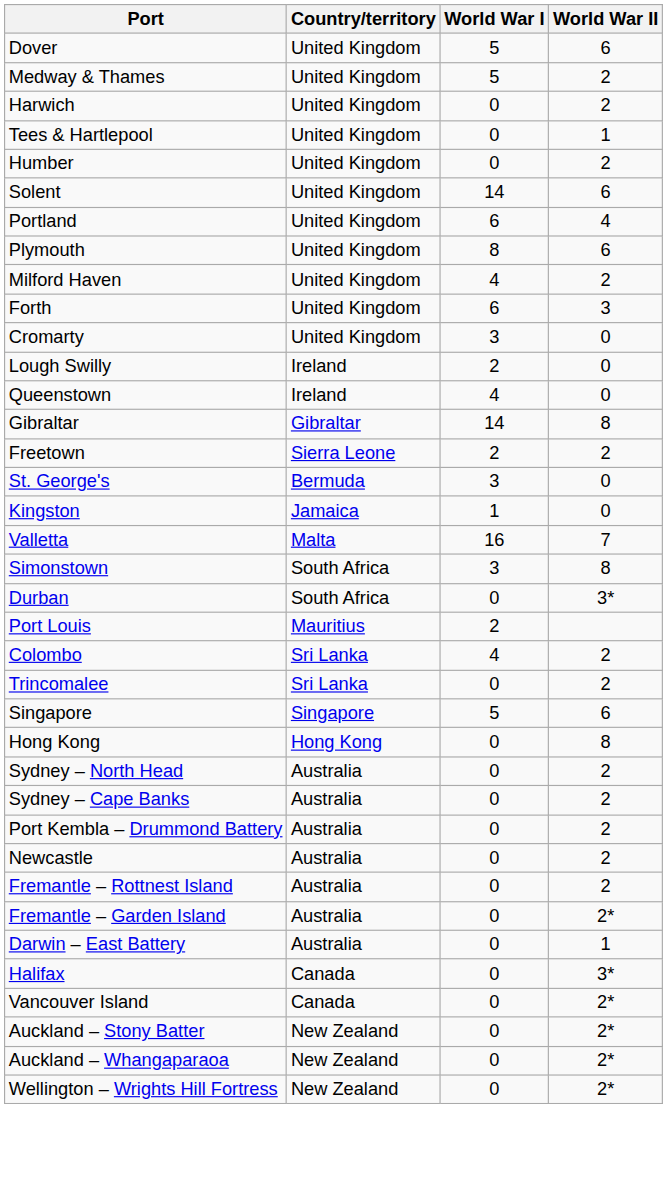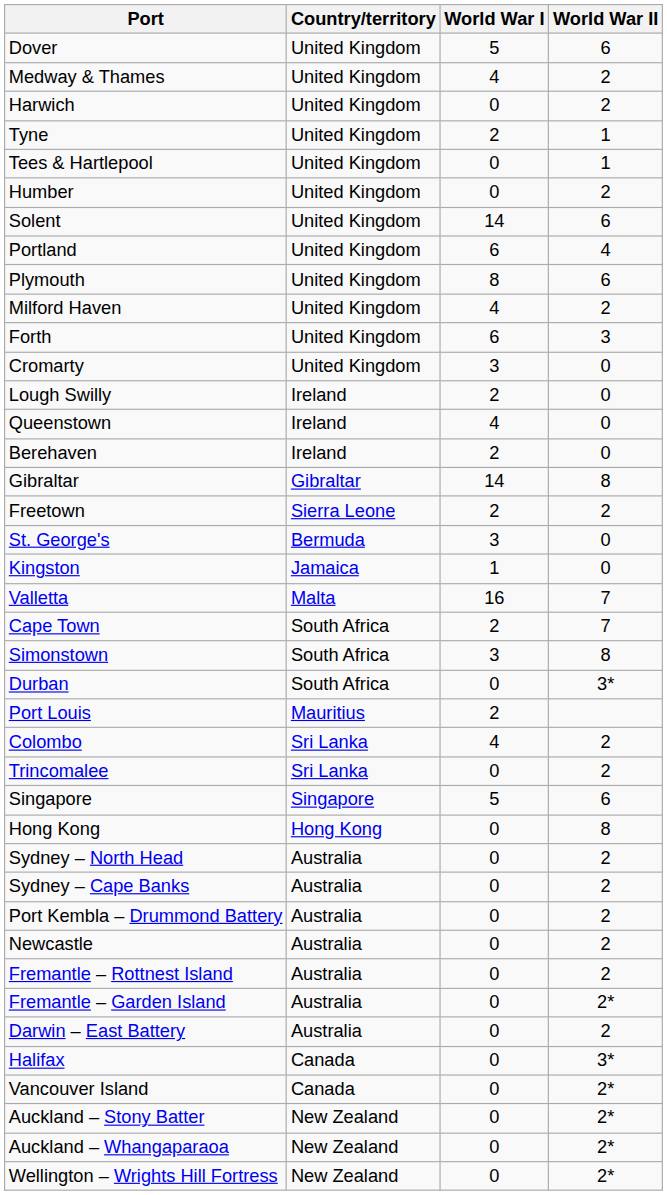(494, 76) 5 -> (494, 76) 4
+ row: (29, 134)
+ row: (53, 452)
+ row: (54, 626)
(606, 944) 1 -> (606, 1031) 2
